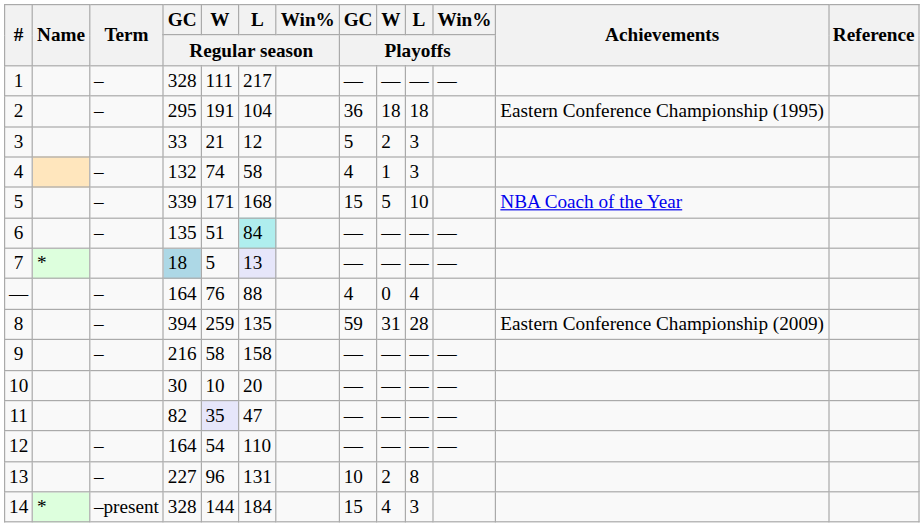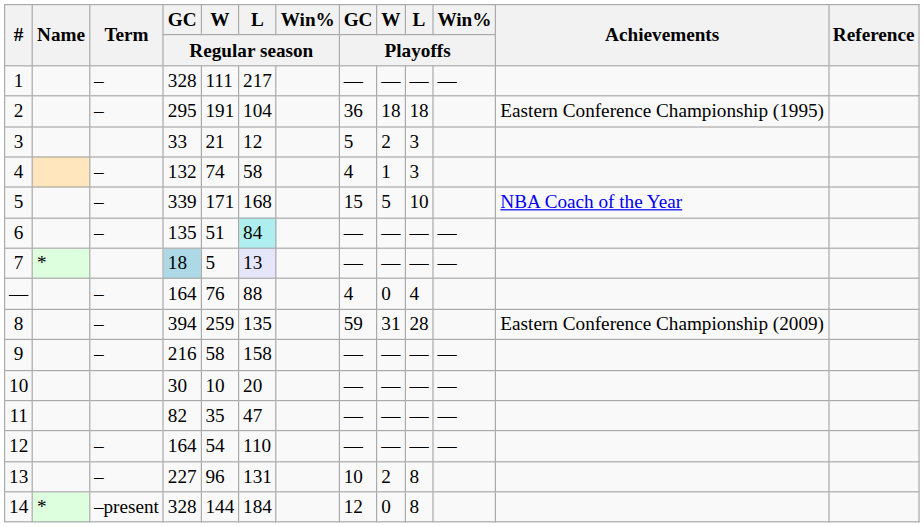(215, 415) lavender background -> (215, 415) no background
(353, 506) 15 -> (353, 506) 12
(386, 506) 4 -> (386, 506) 0
(414, 506) 3 -> (414, 506) 8
